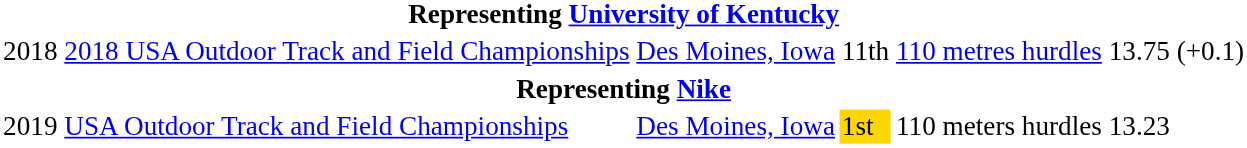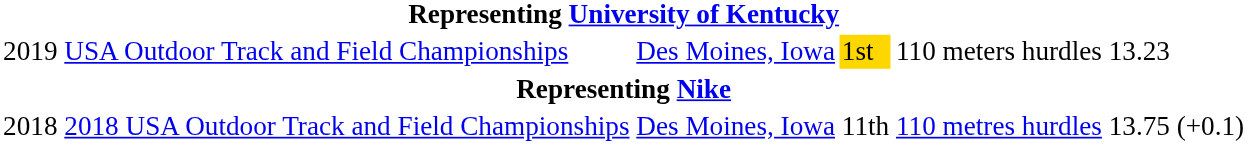rows swapped: (347, 51) <-> (316, 126)
